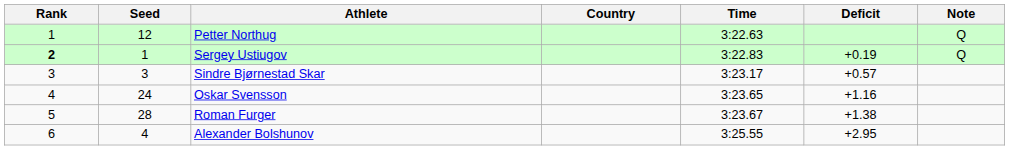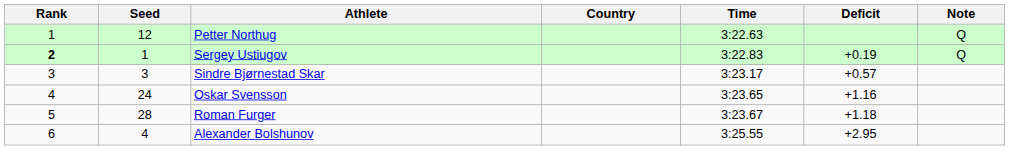(861, 114) +1.38 -> (861, 114) +1.18
